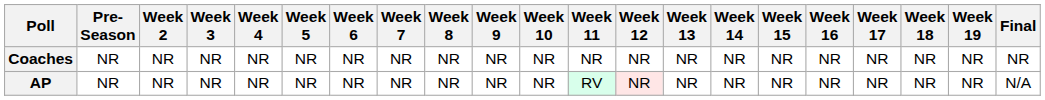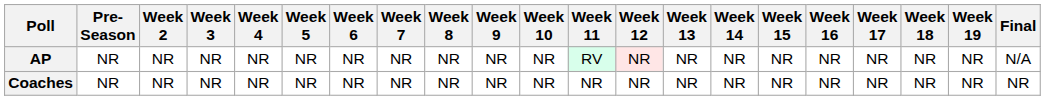rows swapped: (41, 84) <-> (41, 59)
